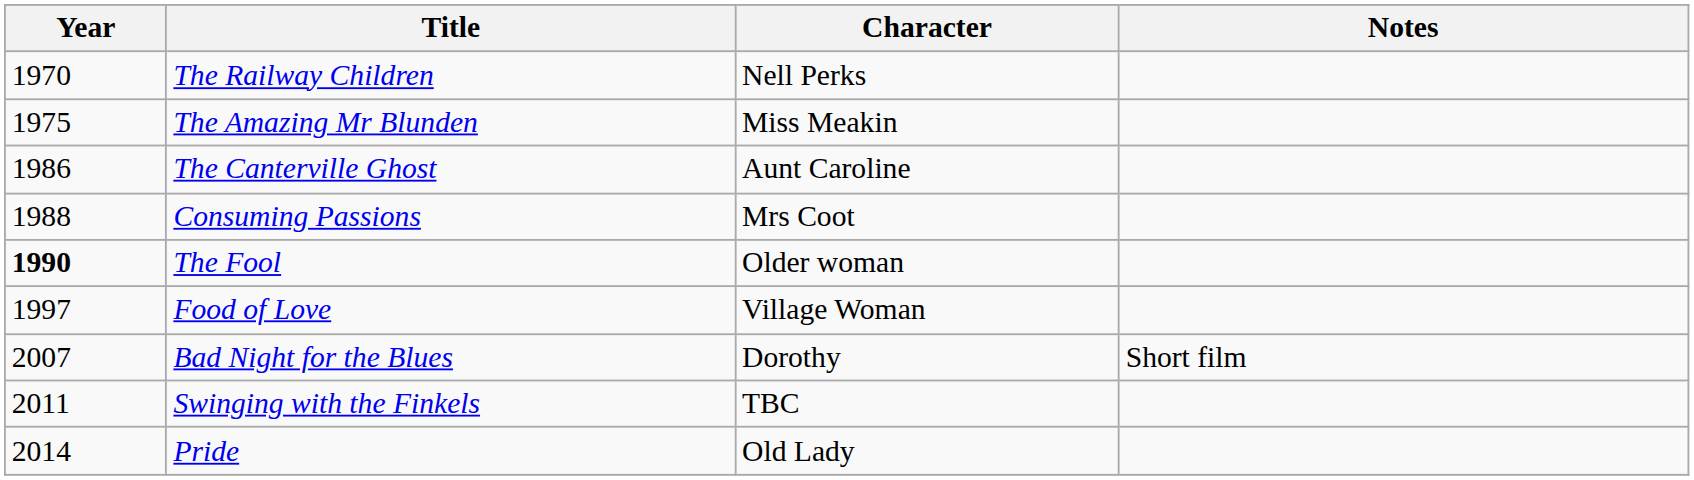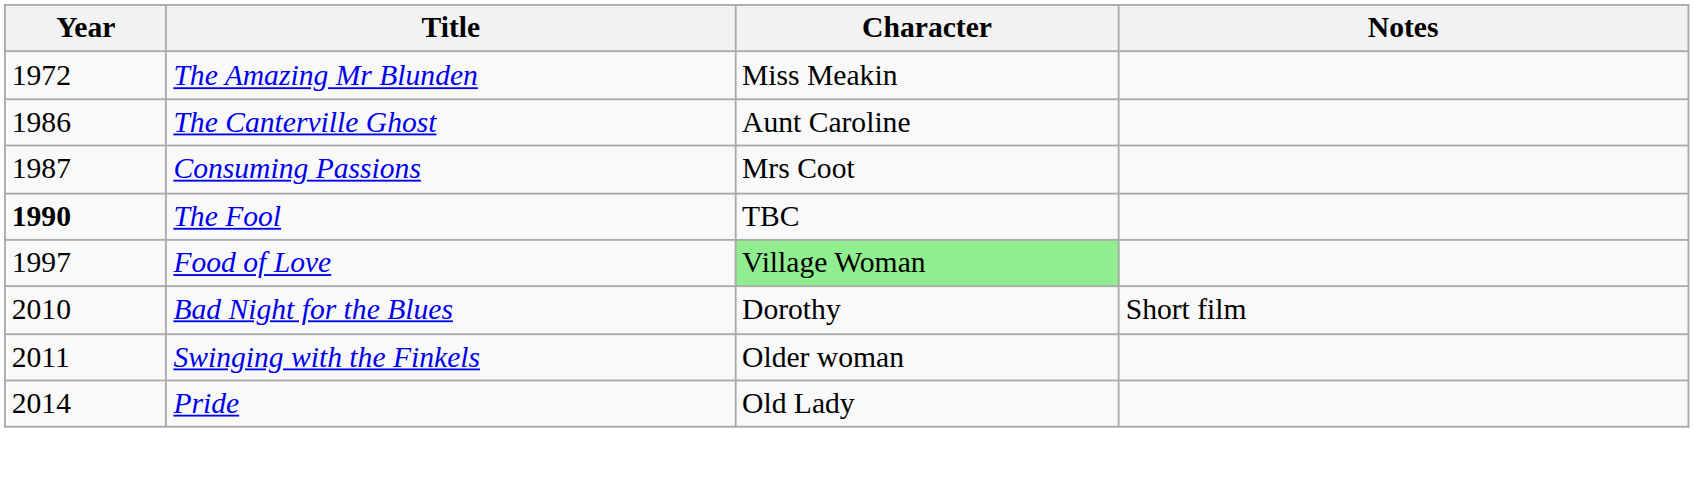- row: (304, 74)
(41, 121) 1975 -> (41, 74) 1972
(41, 215) 1988 -> (41, 168) 1987
(823, 262) Older woman -> (771, 215) TBC
(834, 309) no background -> (834, 262) lightgreen background
(41, 356) 2007 -> (41, 309) 2010
(771, 403) TBC -> (823, 356) Older woman
